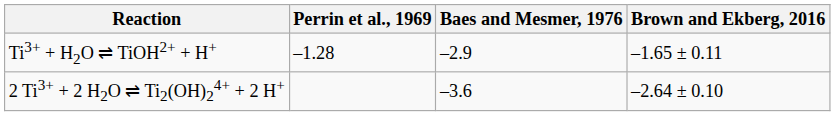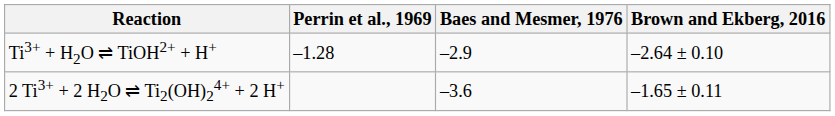(677, 52) –1.65 ± 0.11 -> (677, 52) –2.64 ± 0.10
(677, 91) –2.64 ± 0.10 -> (677, 91) –1.65 ± 0.11
